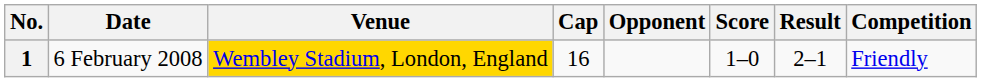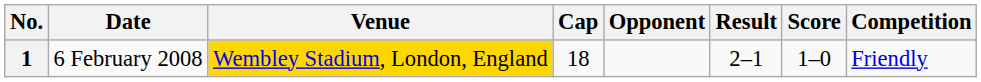columns swapped: (742, 22) <-> (810, 22)
(578, 58) 16 -> (578, 58) 18
